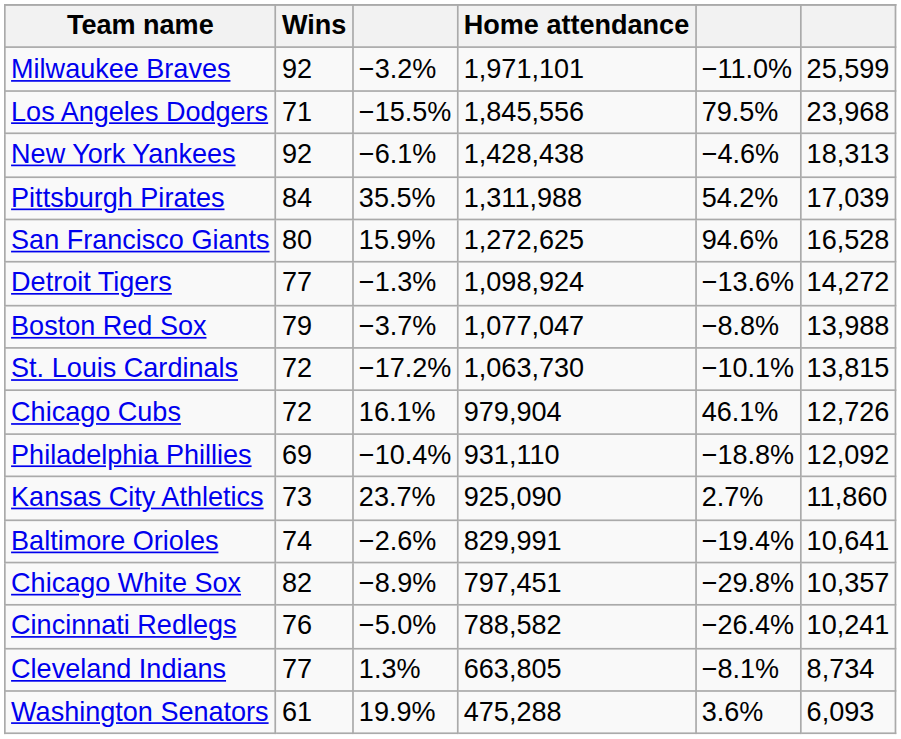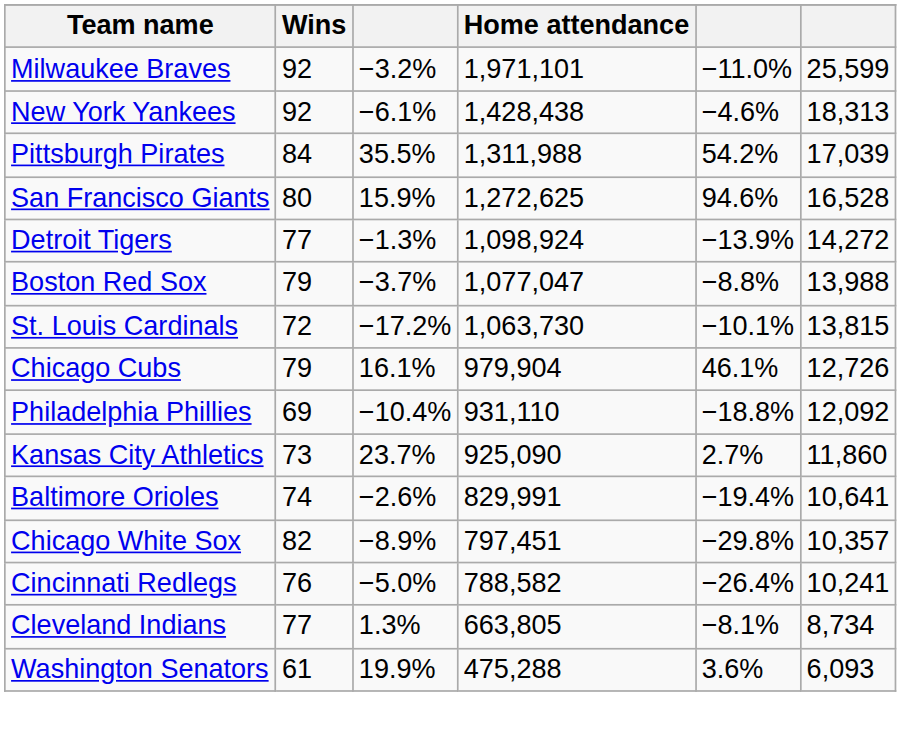- row: (140, 111)
(748, 283) −13.6% -> (748, 240) −13.9%
(297, 411) 72 -> (297, 369) 79
